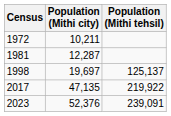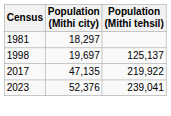- row: (18, 39)
(84, 55) 12,287 -> (84, 39) 18,297
(146, 103) 239,091 -> (146, 87) 239,041
